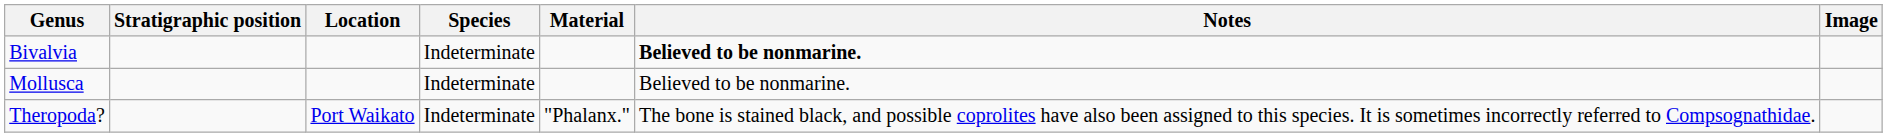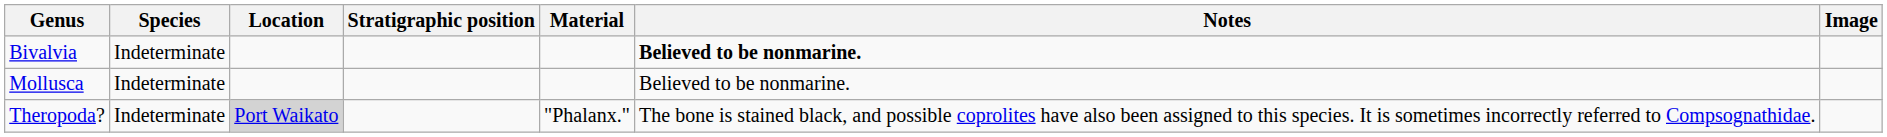columns swapped: (479, 20) <-> (208, 20)
(363, 115) no background -> (286, 115) lightgrey background
